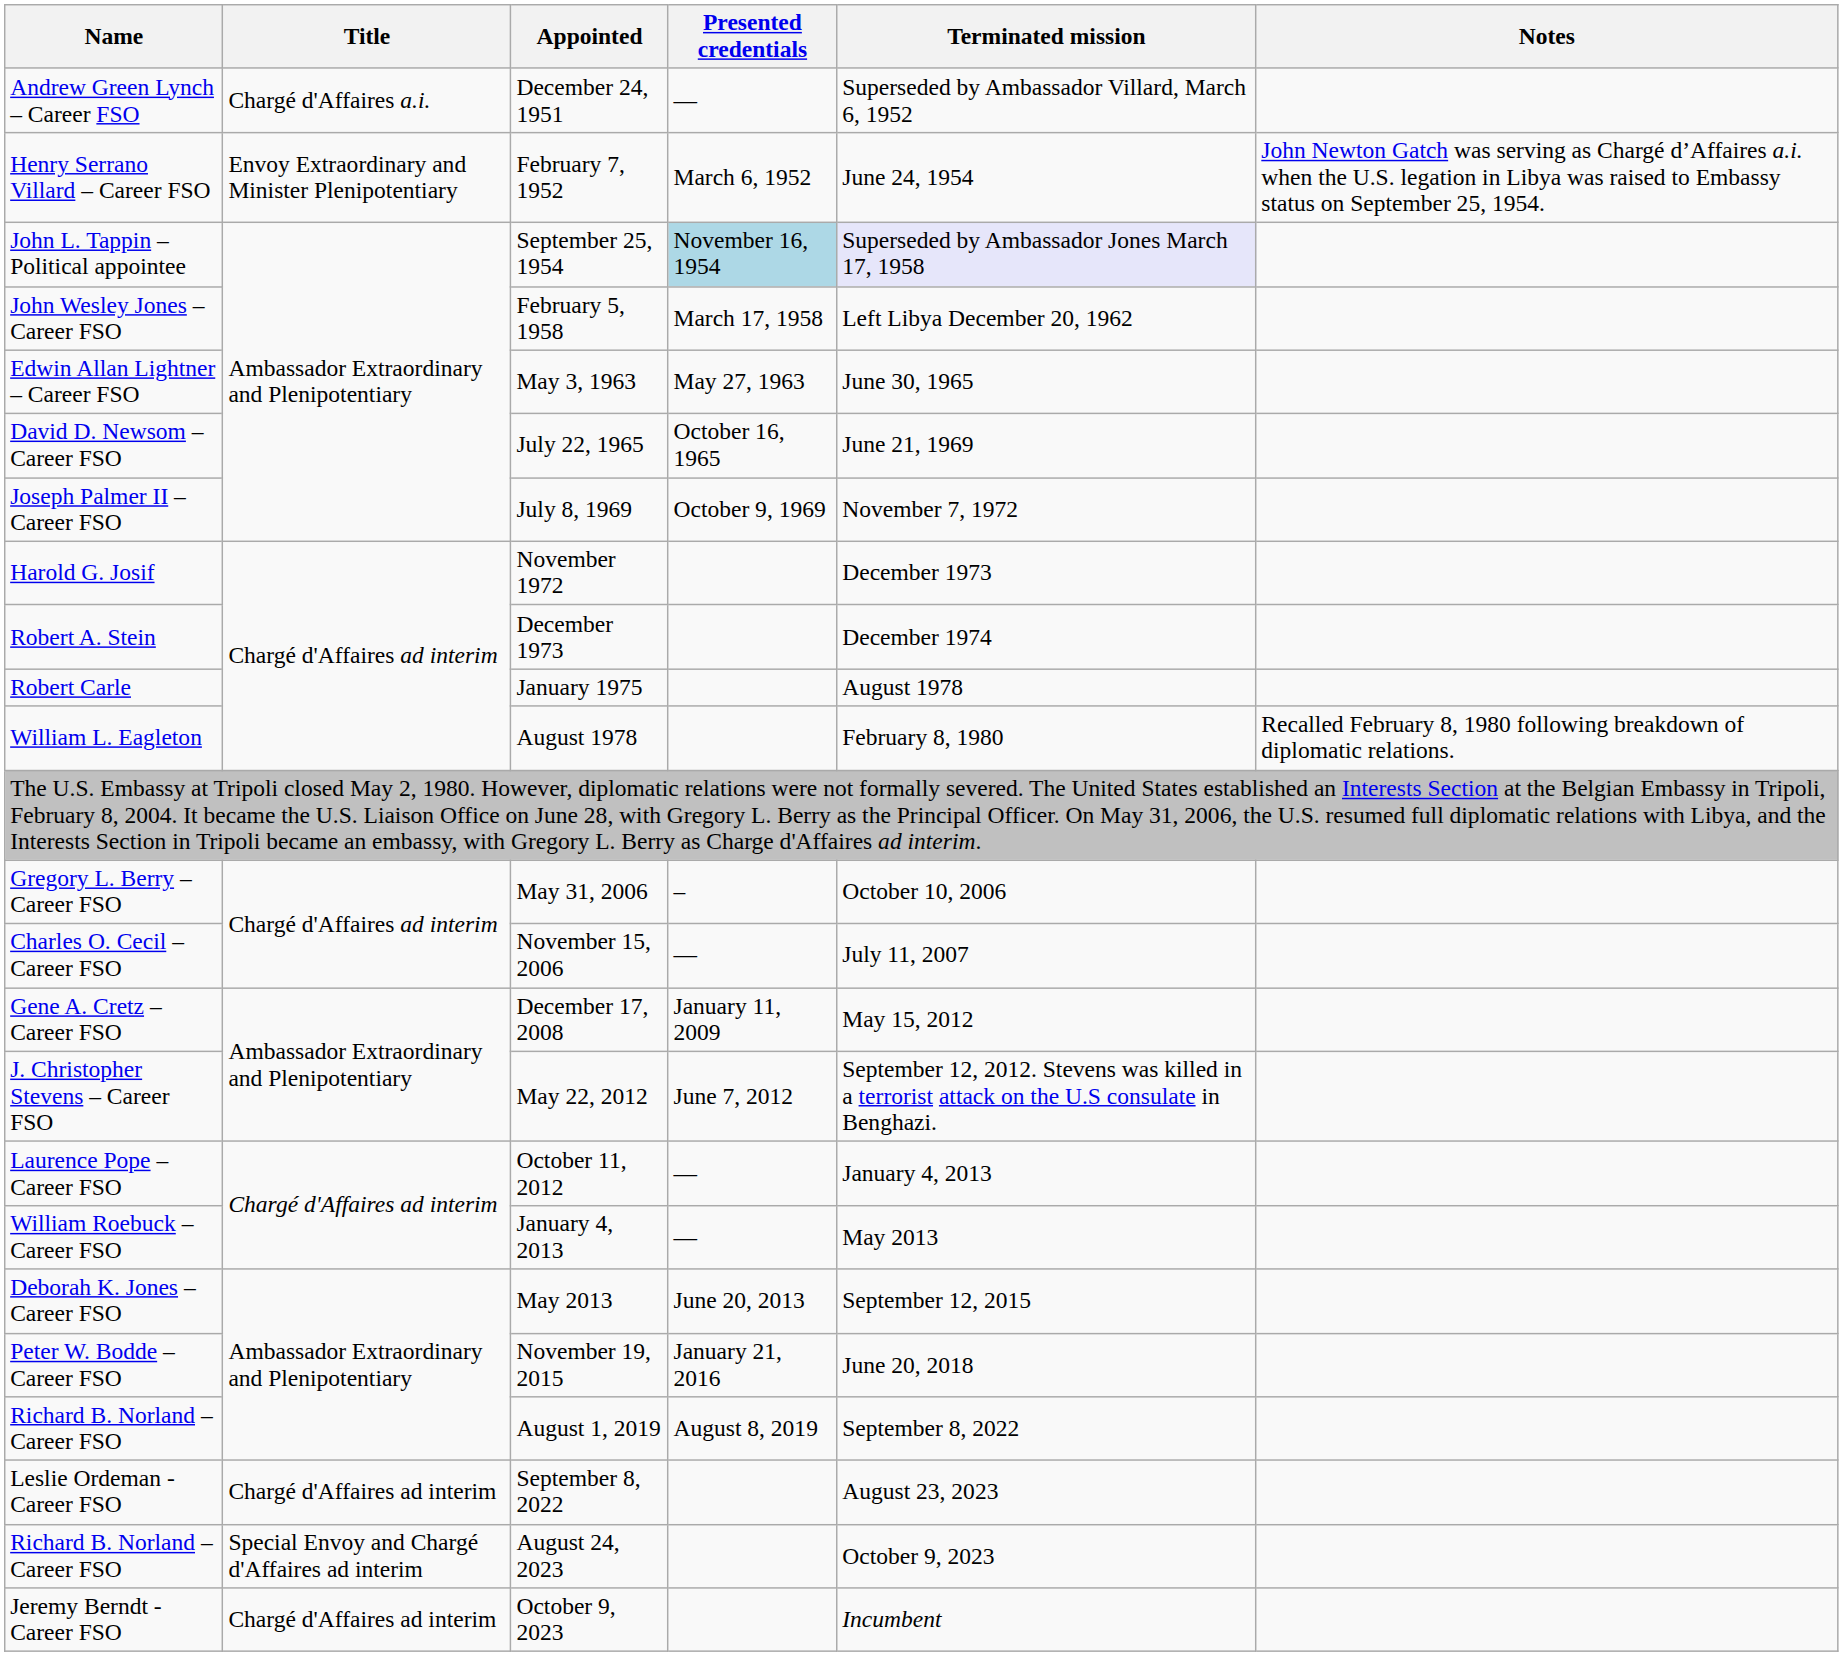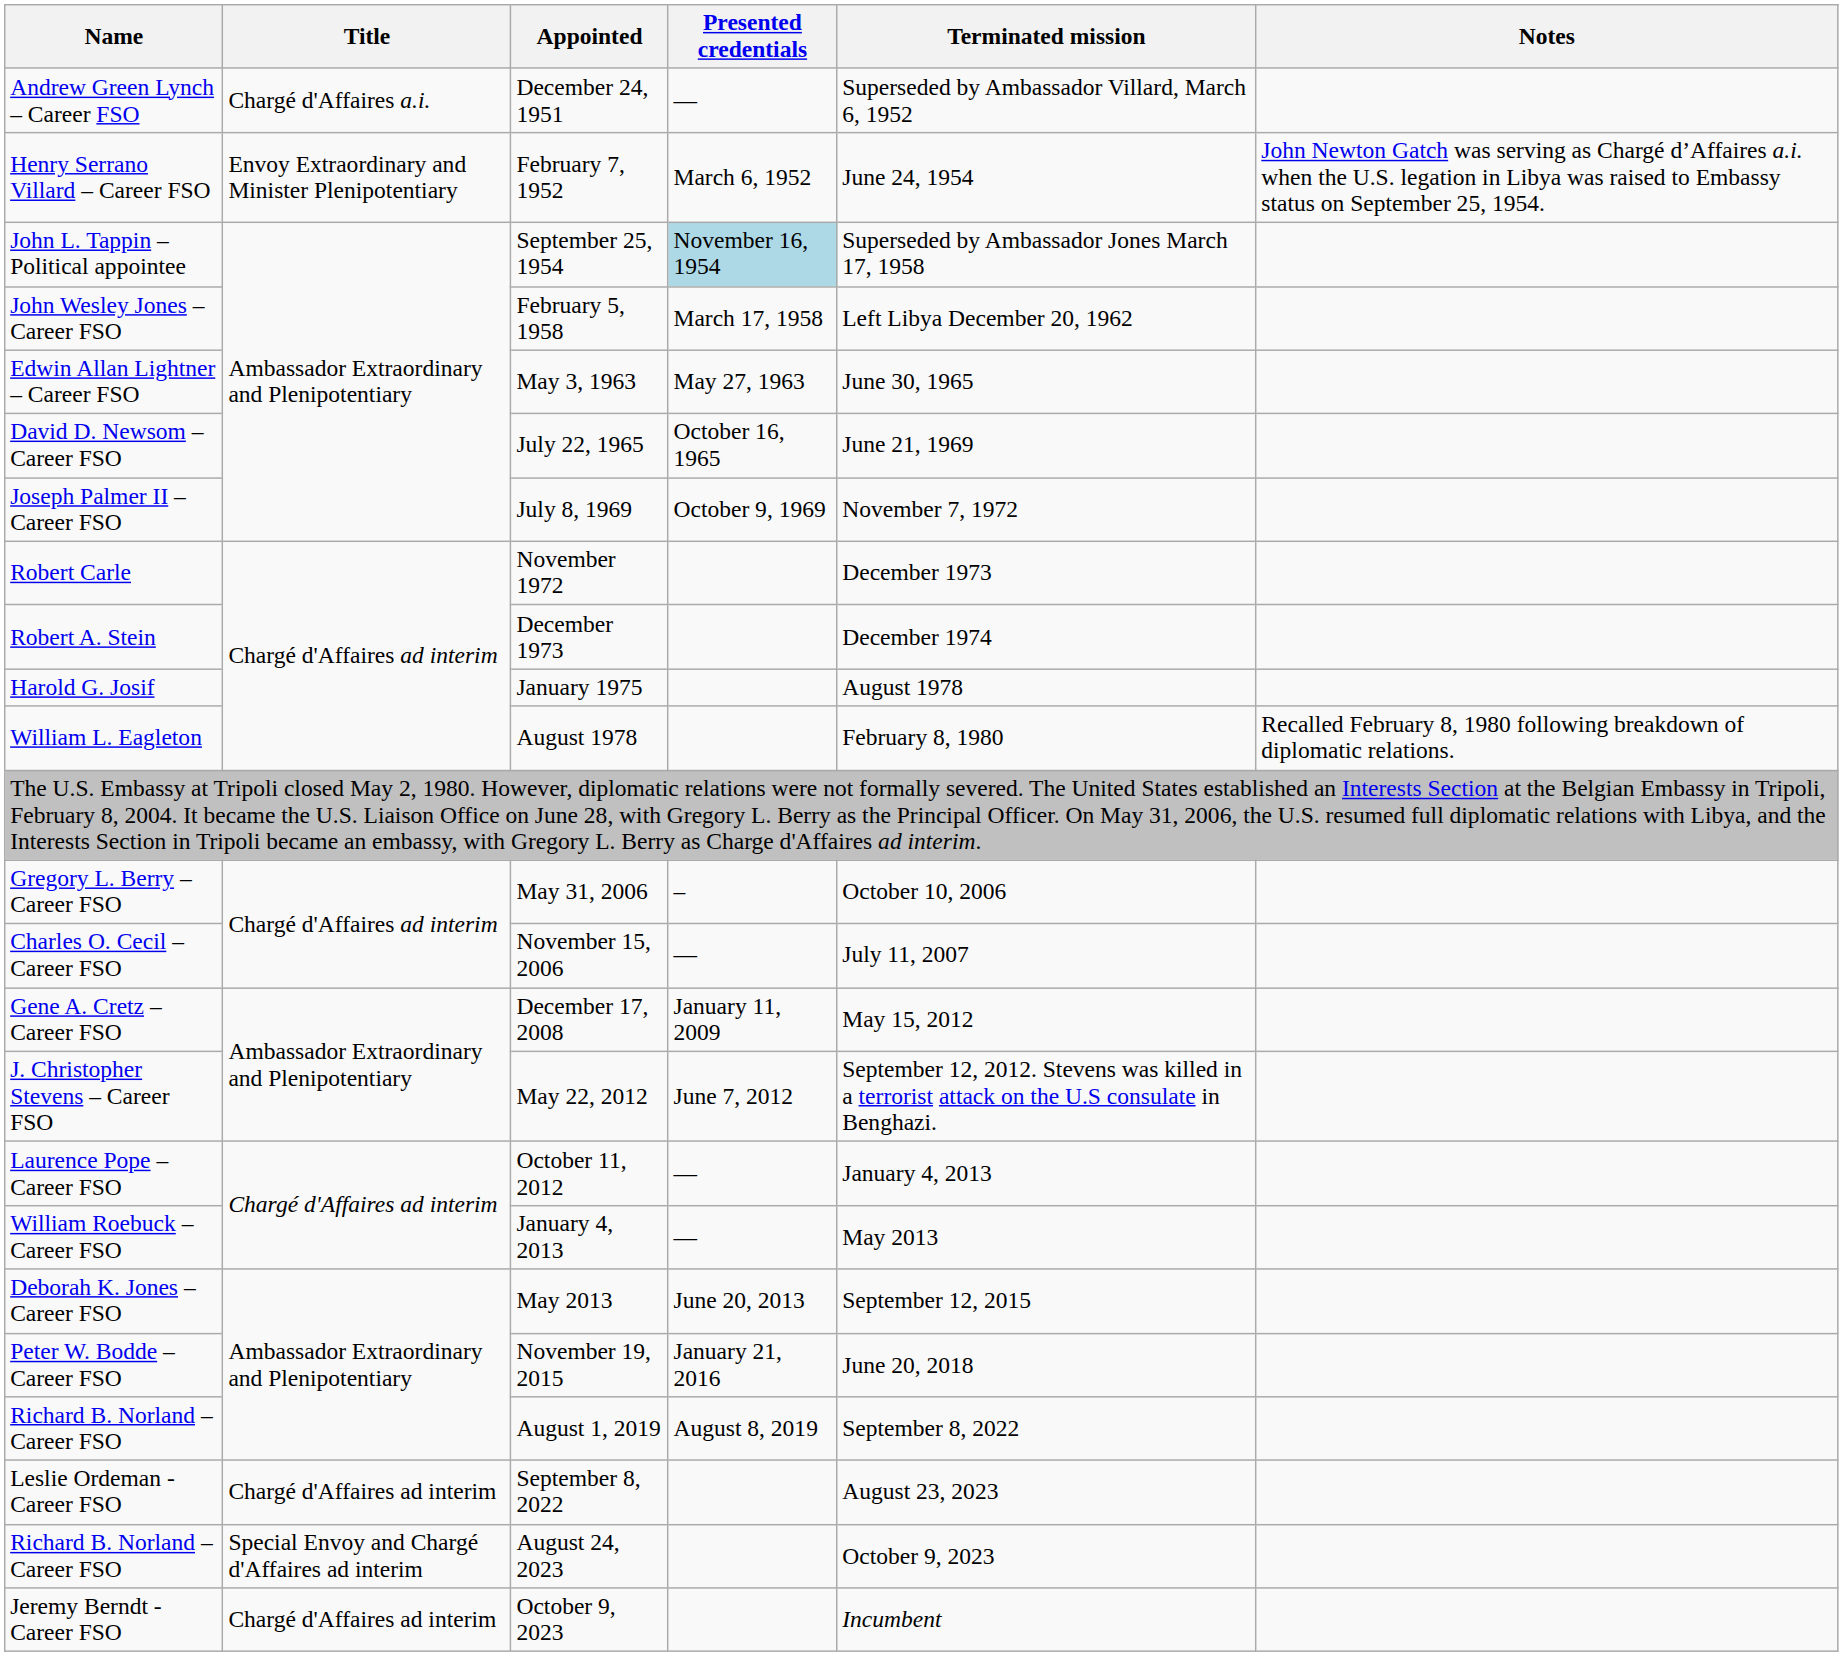(1035, 254) lavender background -> (1035, 254) no background
(82, 572) Harold G. Josif -> (71, 572) Robert Carle
(71, 687) Robert Carle -> (82, 687) Harold G. Josif
